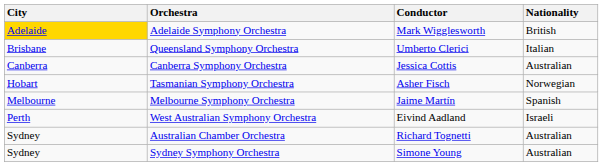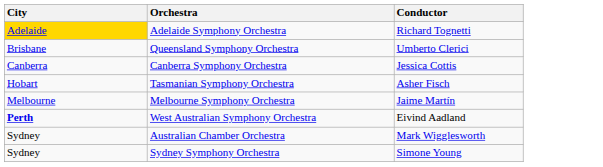- column: (552, 13)
(441, 30) Mark Wigglesworth -> (434, 30) Richard Tognetti
(19, 118) normal -> (20, 118) bold
(434, 135) Richard Tognetti -> (441, 135) Mark Wigglesworth
